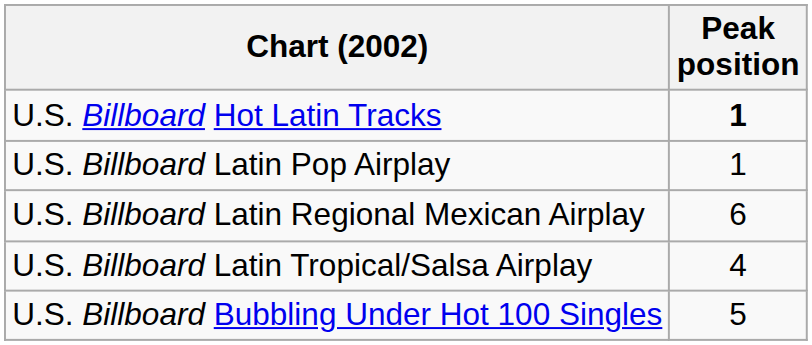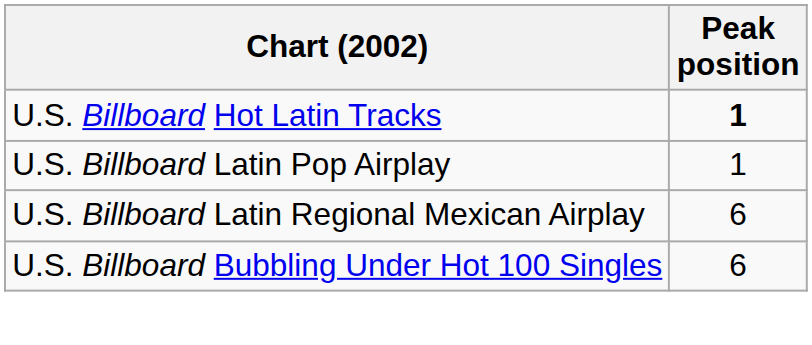- row: (302, 264)
(738, 314) 5 -> (738, 264) 6
